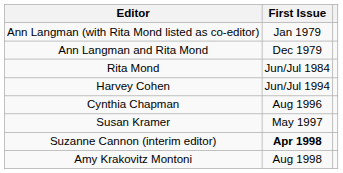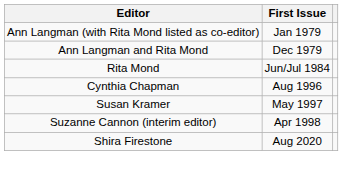- row: (133, 86)
(297, 141) bold -> (297, 123) normal
- row: (133, 159)
+ row: (133, 141)
